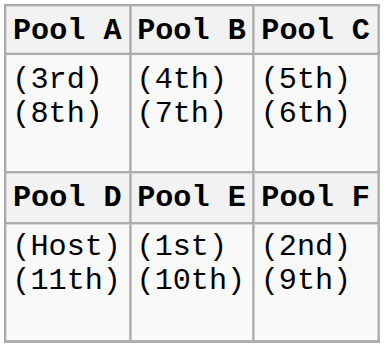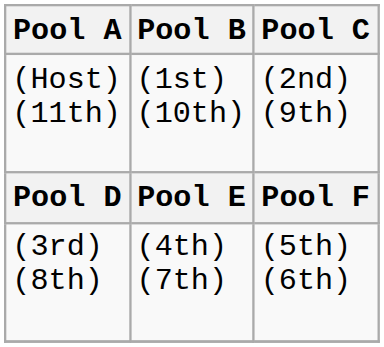rows swapped: (67, 264) <-> (58, 96)
